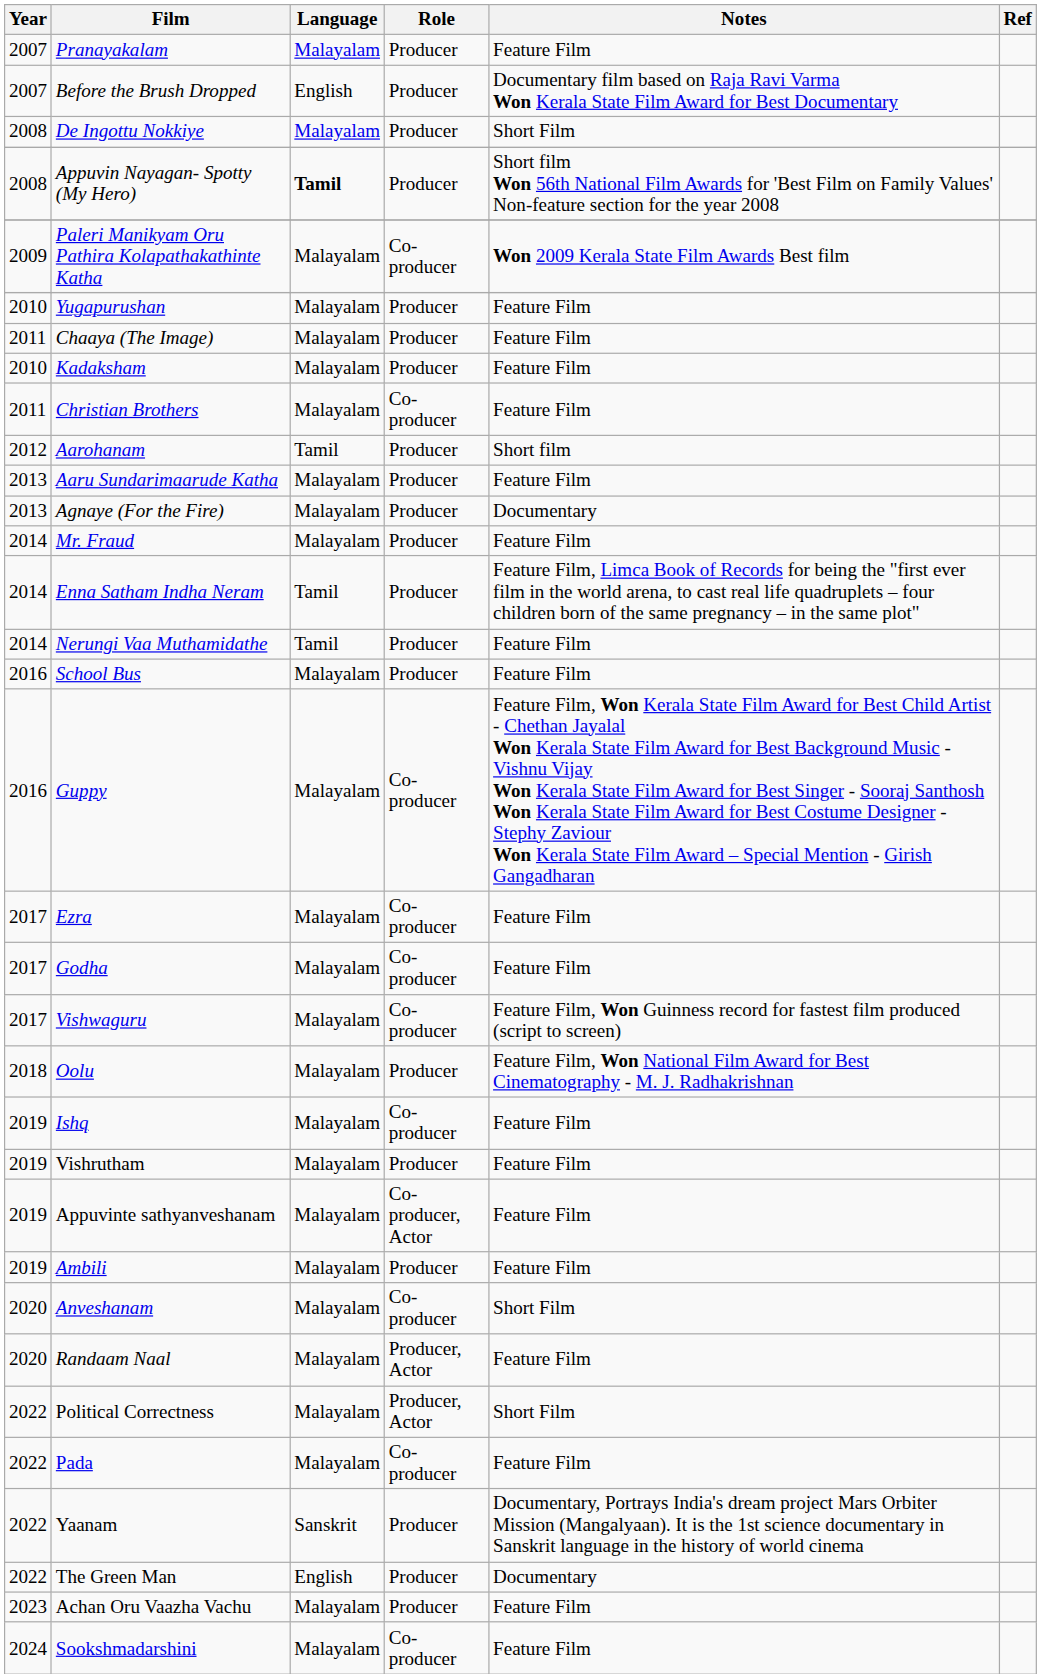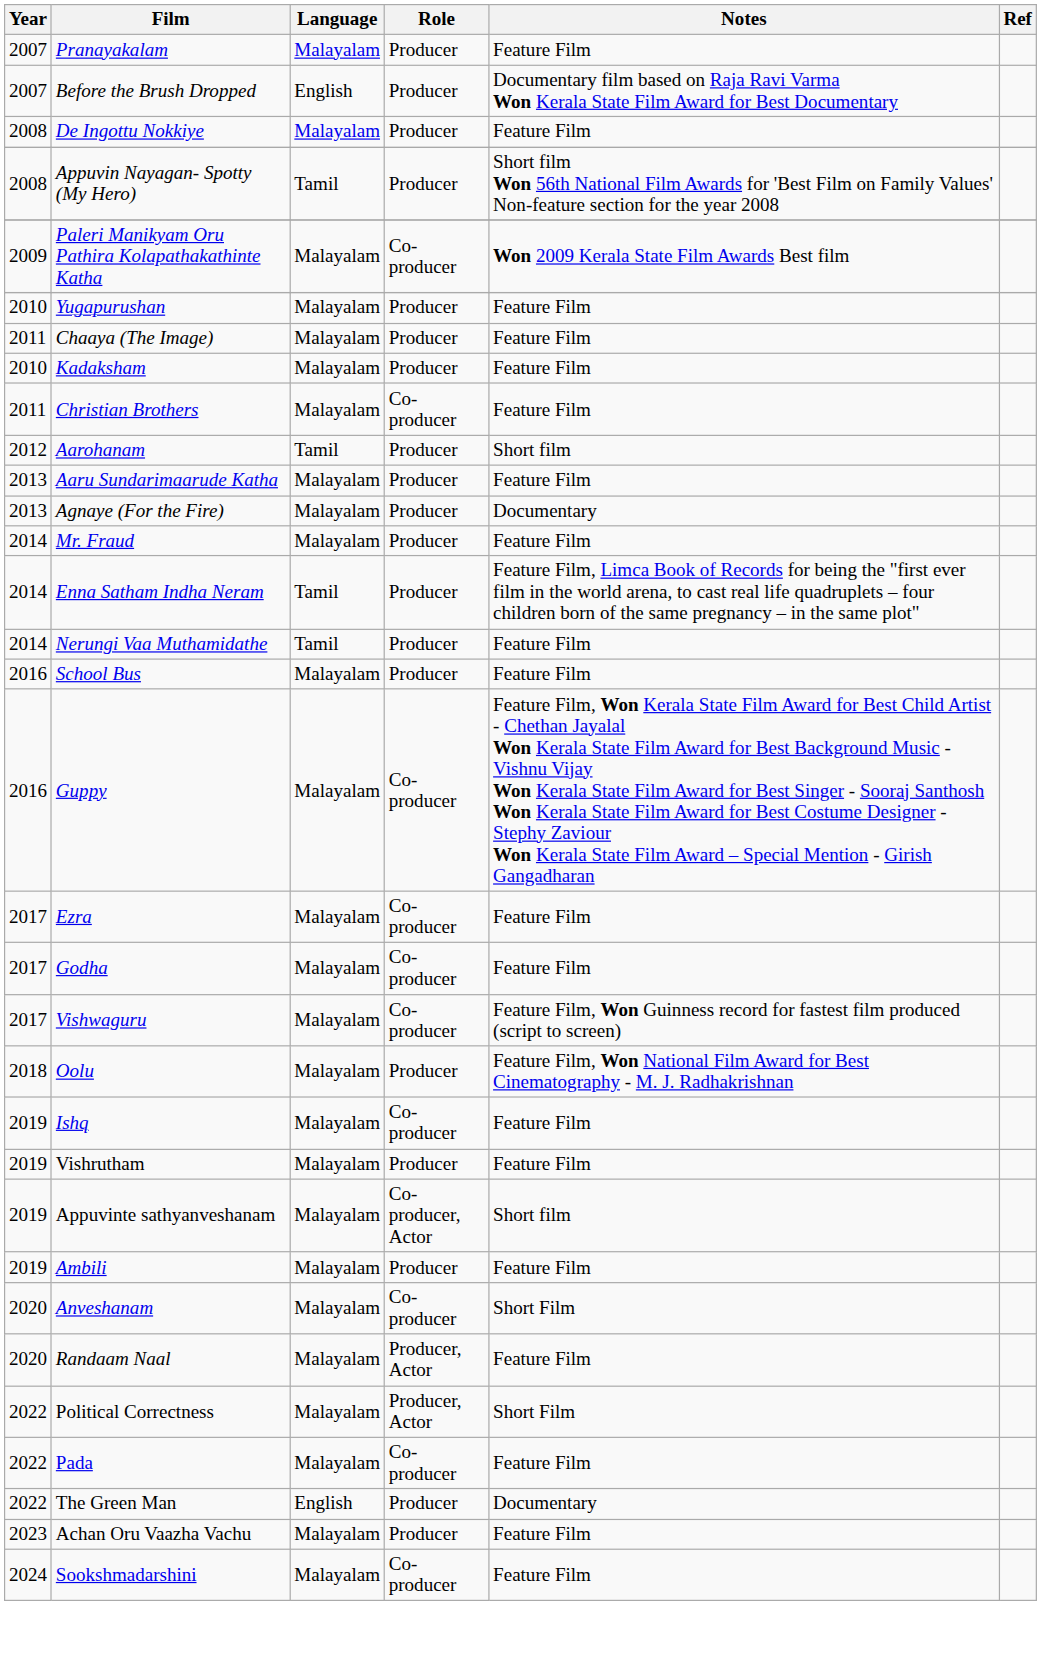(534, 131) Short Film -> (542, 131) Feature Film
(318, 183) bold -> (316, 183) normal
(542, 1215) Feature Film -> (532, 1215) Short film
- row: (87, 1525)
